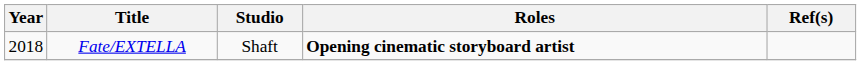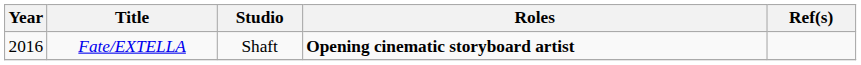(26, 45) 2018 -> (26, 45) 2016
